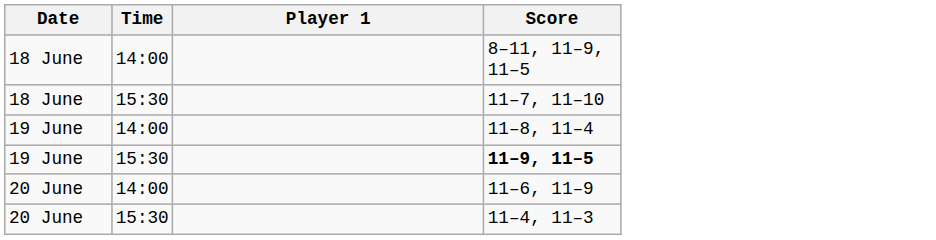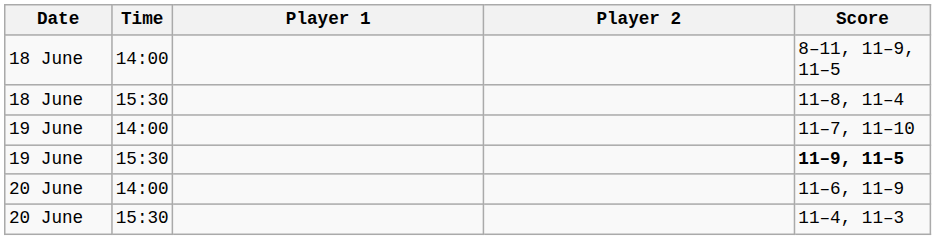+ column: (639, 19)
(546, 100) 11–7, 11–10 -> (851, 100) 11–8, 11–4
(541, 129) 11–8, 11–4 -> (857, 129) 11–7, 11–10
